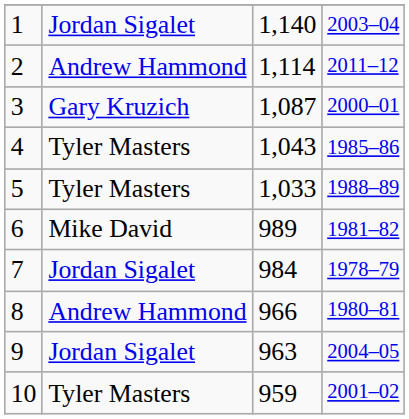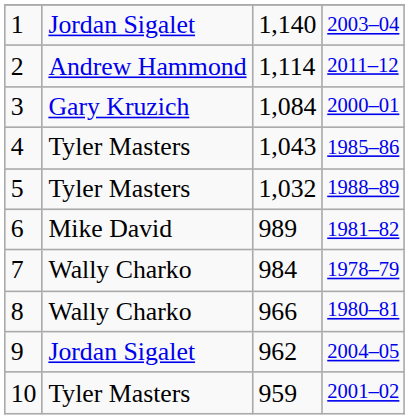(287, 106) 1,087 -> (287, 106) 1,084
(287, 188) 1,033 -> (287, 188) 1,032
(122, 270) Jordan Sigalet -> (120, 270) Wally Charko
(147, 310) Andrew Hammond -> (120, 310) Wally Charko
(278, 351) 963 -> (278, 351) 962
